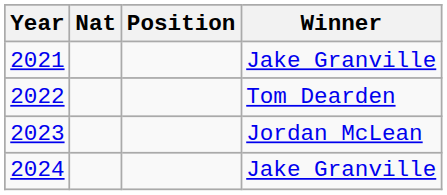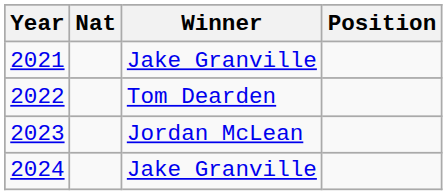columns swapped: (341, 23) <-> (181, 23)
